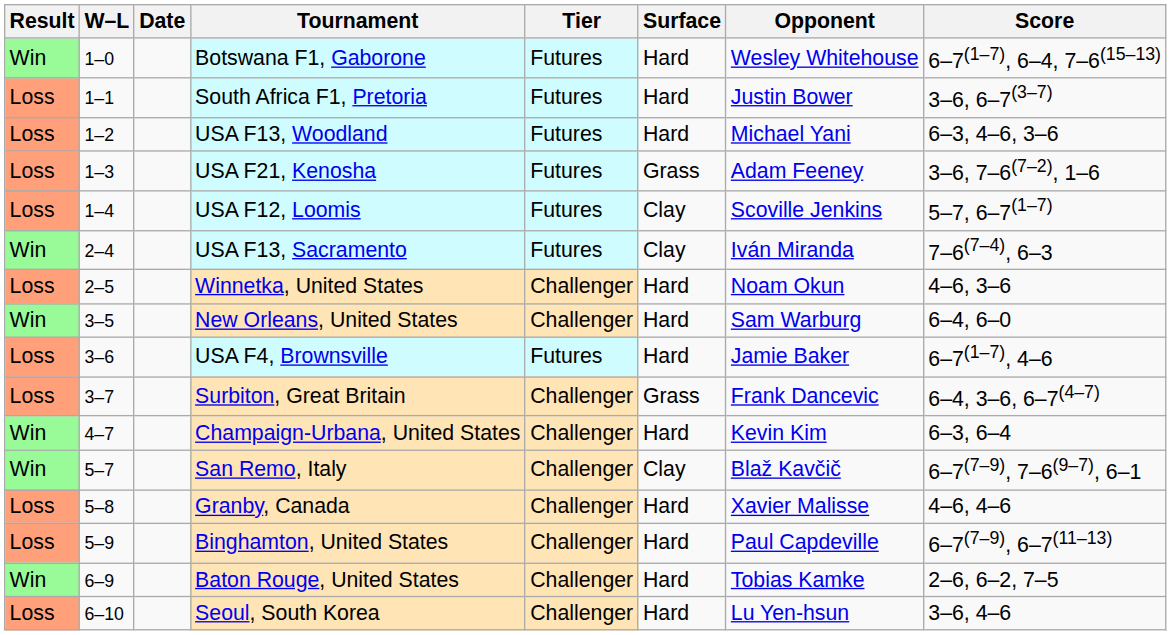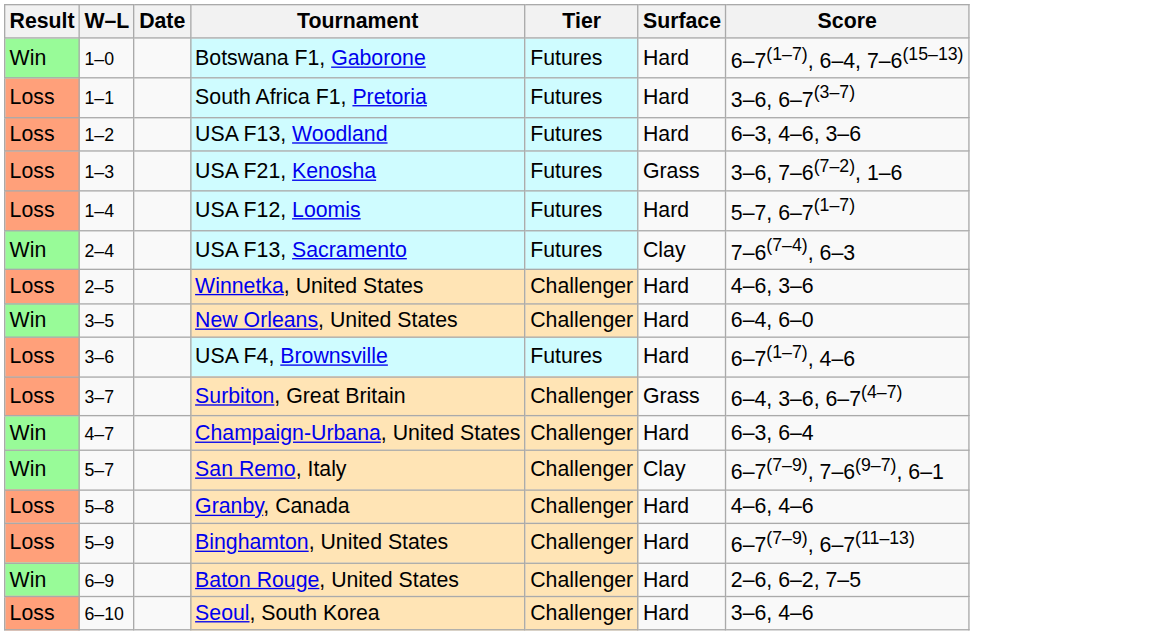- column: (825, 21)
(664, 210) Clay -> (666, 210) Hard
